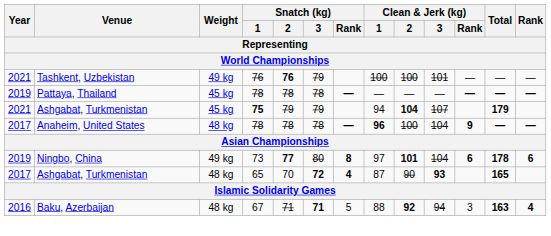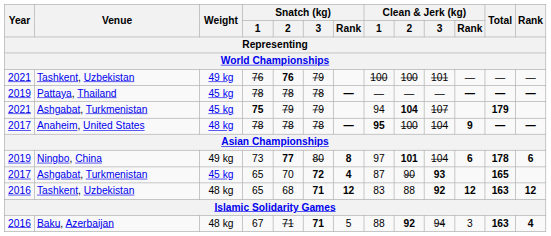(379, 126) 96 -> (379, 126) 95
(221, 175) 48 kg -> (221, 175) 45 kg
+ row: (86, 191)
